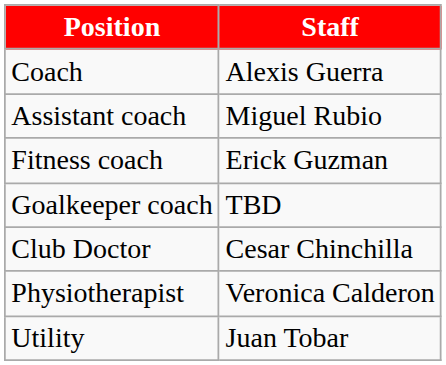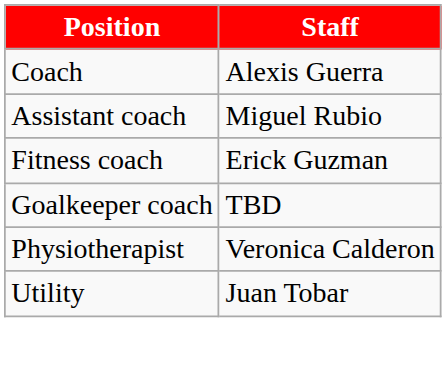- row: (81, 248)
